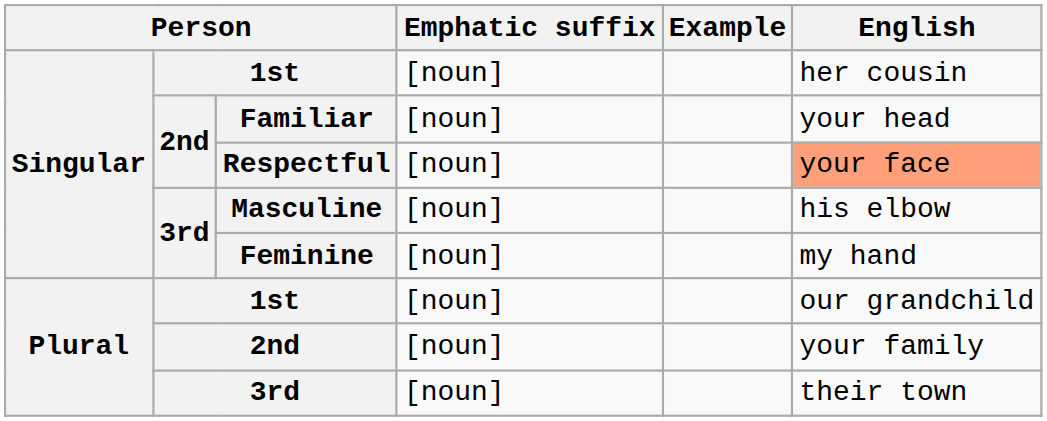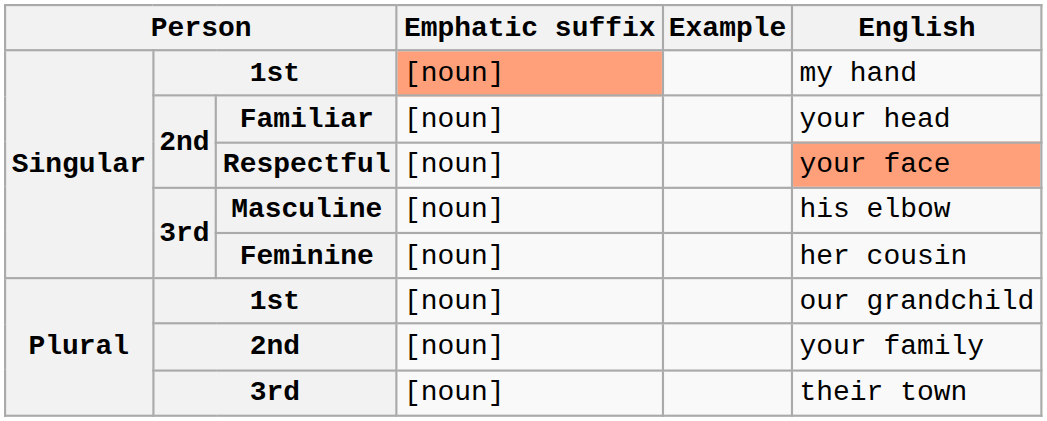(454, 73) no background -> (454, 73) lightsalmon background
(883, 73) her cousin -> (858, 73) my hand
(858, 256) my hand -> (883, 256) her cousin
